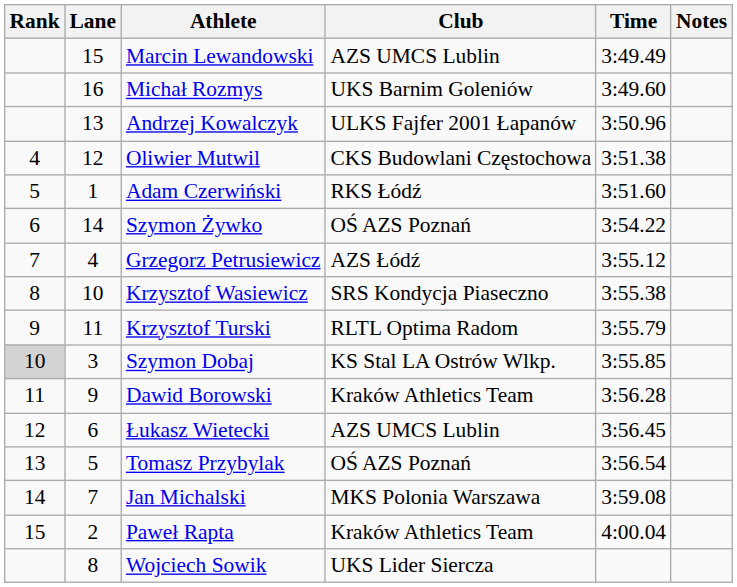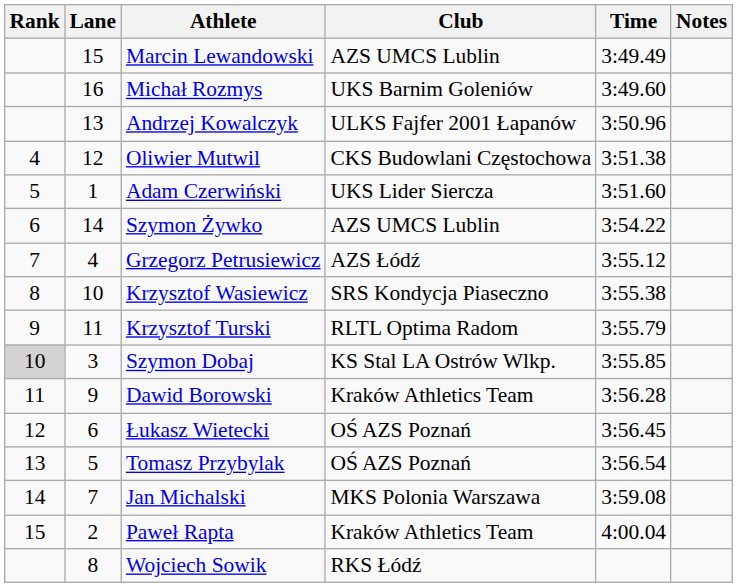(376, 191) RKS Łódź -> (412, 191) UKS Lider Siercza
(401, 225) OŚ AZS Poznań -> (415, 225) AZS UMCS Lublin
(415, 429) AZS UMCS Lublin -> (401, 429) OŚ AZS Poznań
(412, 565) UKS Lider Siercza -> (376, 565) RKS Łódź
